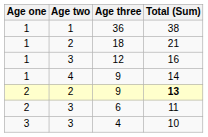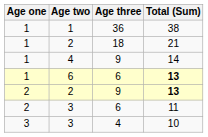- row: (118, 60)
+ row: (118, 76)
